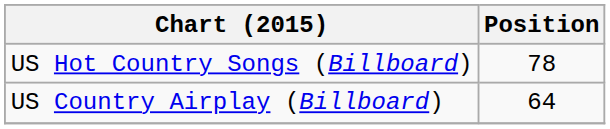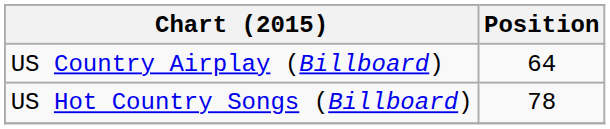rows swapped: (227, 103) <-> (242, 64)
